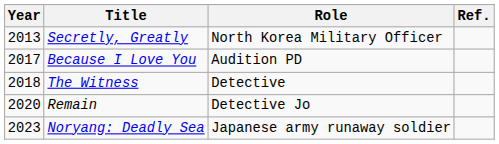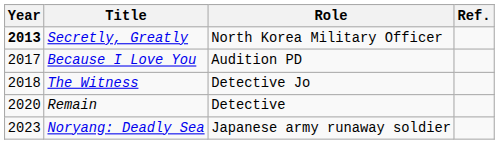(24, 38) normal -> (24, 38) bold
(248, 83) Detective -> (261, 83) Detective Jo
(261, 106) Detective Jo -> (248, 106) Detective
